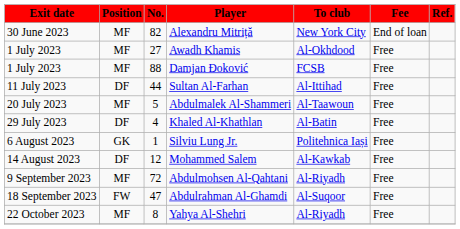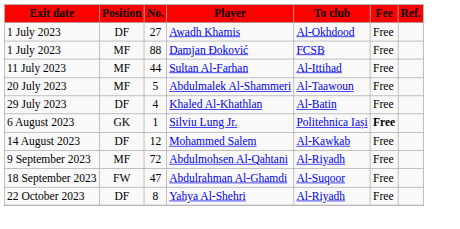- row: (211, 31)
(122, 50) MF -> (122, 31) DF
(122, 86) DF -> (122, 68) MF
(383, 141) normal -> (384, 123) bold
(122, 214) MF -> (122, 196) DF
